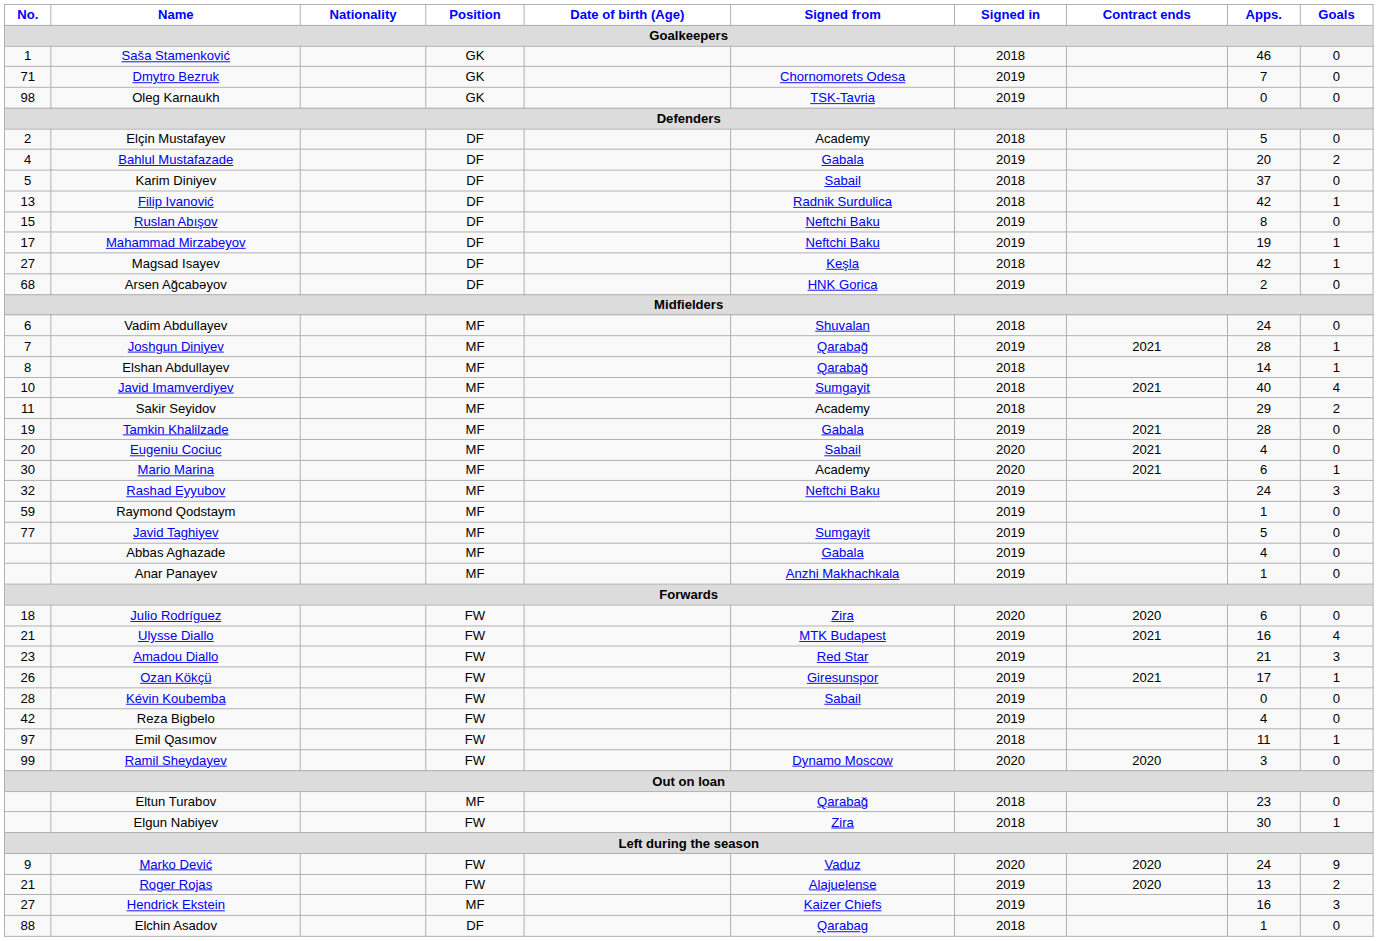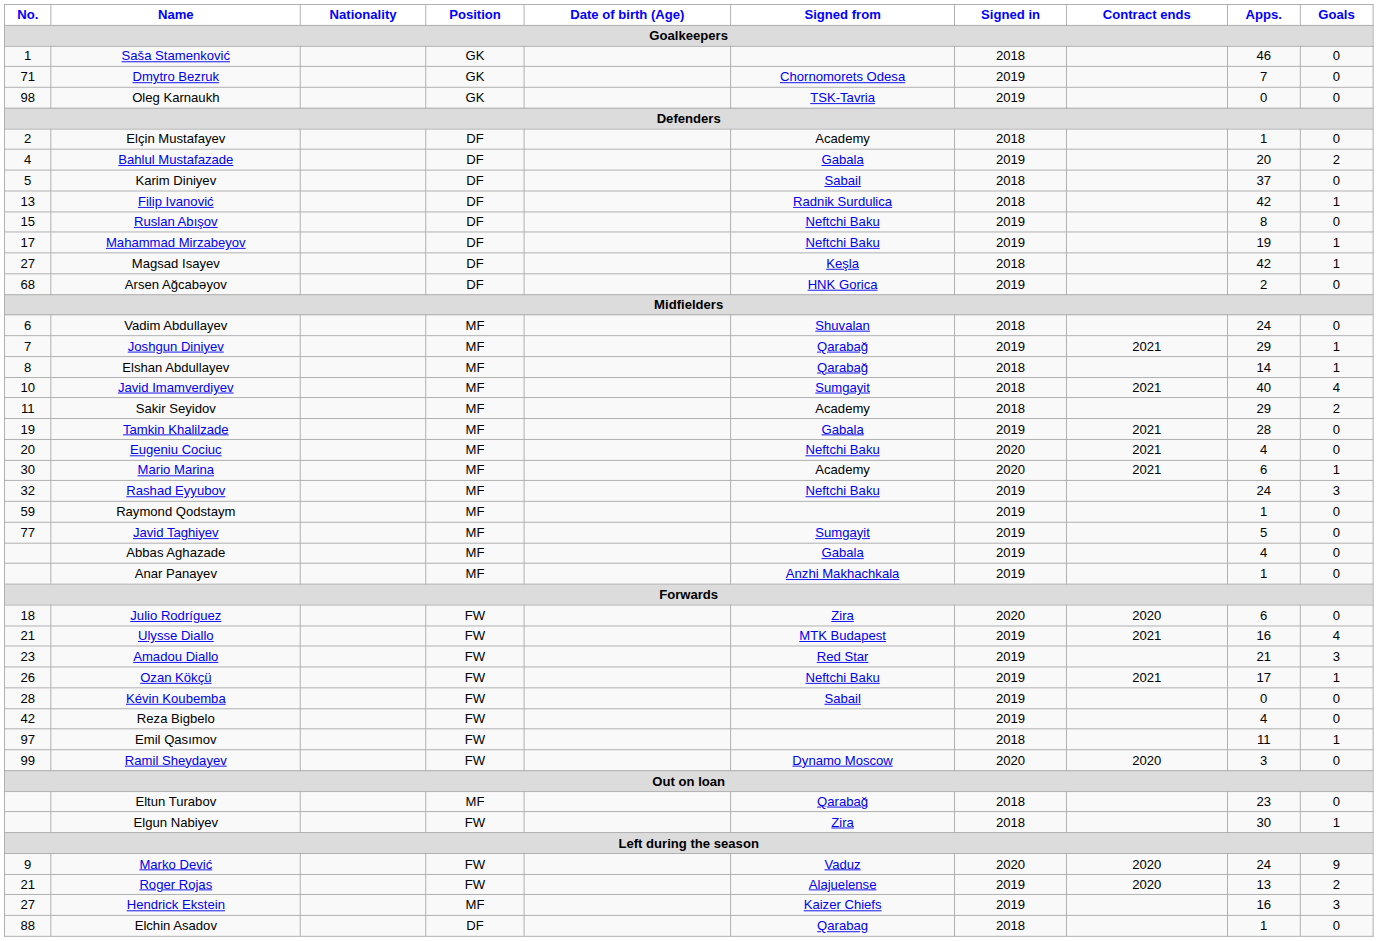(1264, 139) 5 -> (1264, 139) 1
(1264, 346) 28 -> (1264, 346) 29
(843, 450) Sabail -> (843, 450) Neftchi Baku
(843, 678) Giresunspor -> (843, 678) Neftchi Baku
